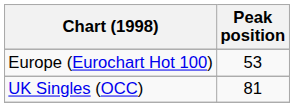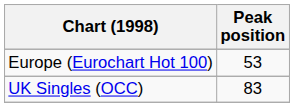(253, 89) 81 -> (253, 89) 83
